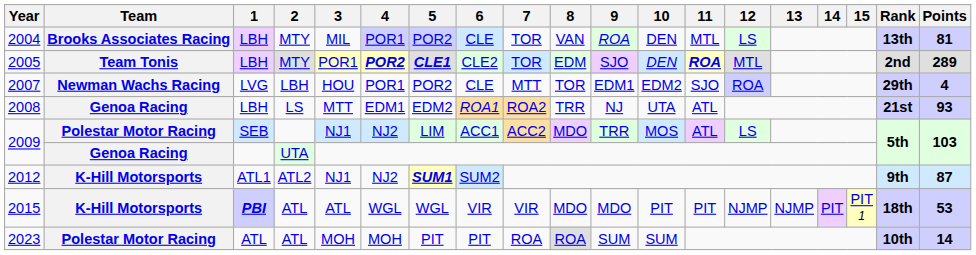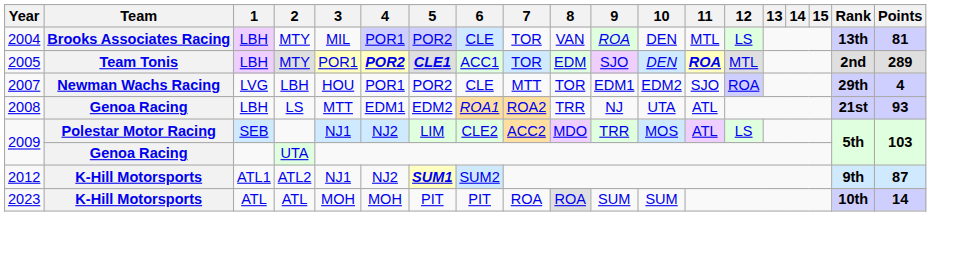(480, 61) CLE2 -> (480, 61) ACC1
(480, 130) ACC1 -> (480, 130) CLE2
- row: (24, 207)
(139, 238) Polestar Motor Racing -> (139, 199) K-Hill Motorsports
